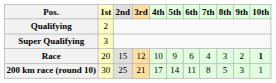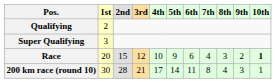(123, 70) 25 -> (123, 70) 28
(225, 70) 5 -> (225, 70) 4
